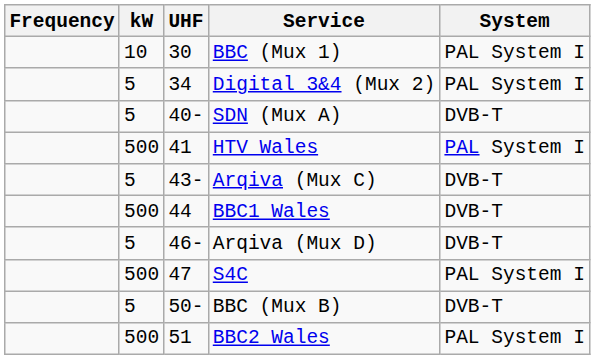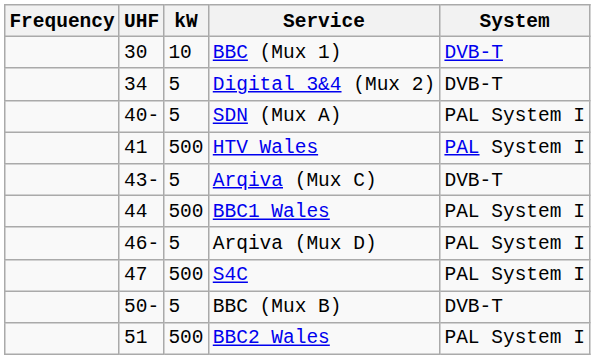columns swapped: (186, 21) <-> (142, 21)
(515, 52) PAL System I -> (474, 52) DVB-T
(515, 84) PAL System I -> (474, 84) DVB-T
(474, 116) DVB-T -> (515, 116) PAL System I
(474, 211) DVB-T -> (515, 211) PAL System I
(474, 243) DVB-T -> (515, 243) PAL System I
